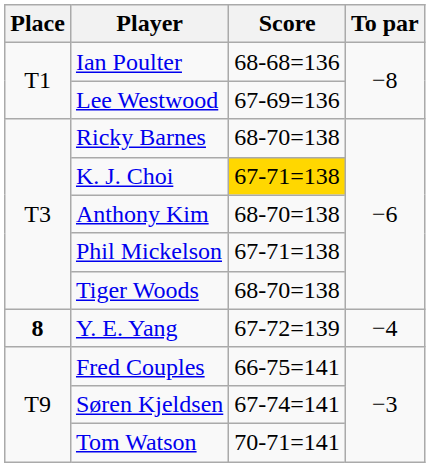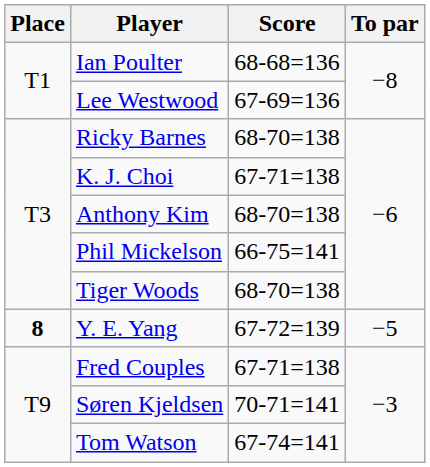(287, 175) gold background -> (287, 175) no background
(287, 251) 67-71=138 -> (287, 251) 66-75=141
(385, 328) −4 -> (385, 328) −5
(287, 366) 66-75=141 -> (287, 366) 67-71=138
(287, 404) 67-74=141 -> (287, 404) 70-71=141
(287, 442) 70-71=141 -> (287, 442) 67-74=141
